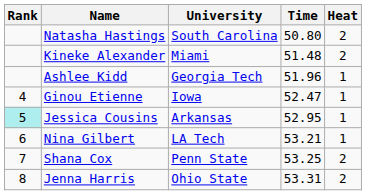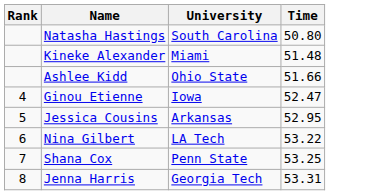- column: (343, 15)
(217, 76) Georgia Tech -> (209, 76) Ohio State
(303, 76) 51.96 -> (303, 76) 51.66
(23, 118) paleturquoise background -> (23, 118) no background
(303, 138) 53.21 -> (303, 138) 53.22
(209, 179) Ohio State -> (217, 179) Georgia Tech
